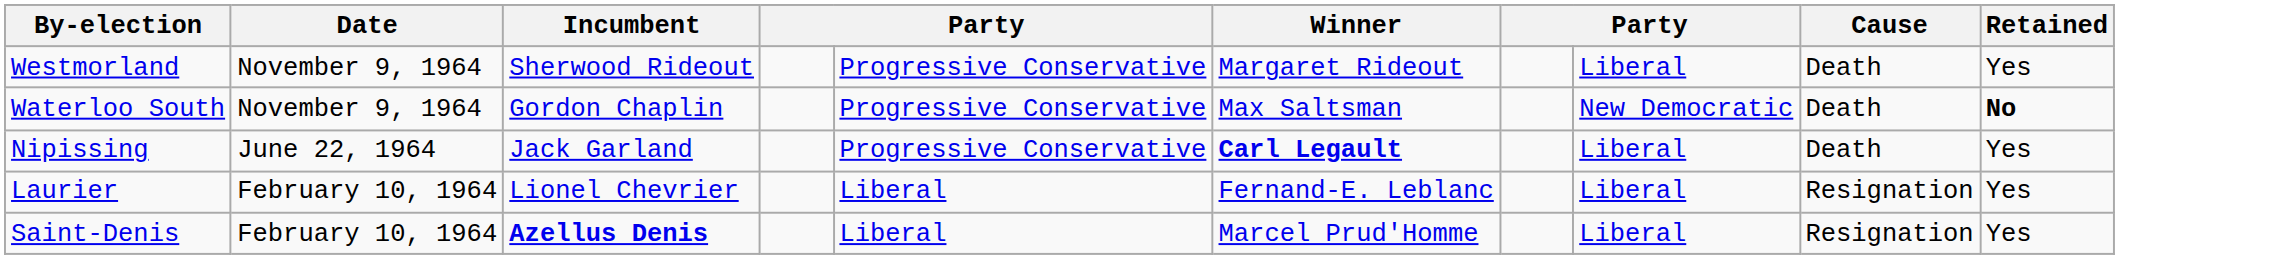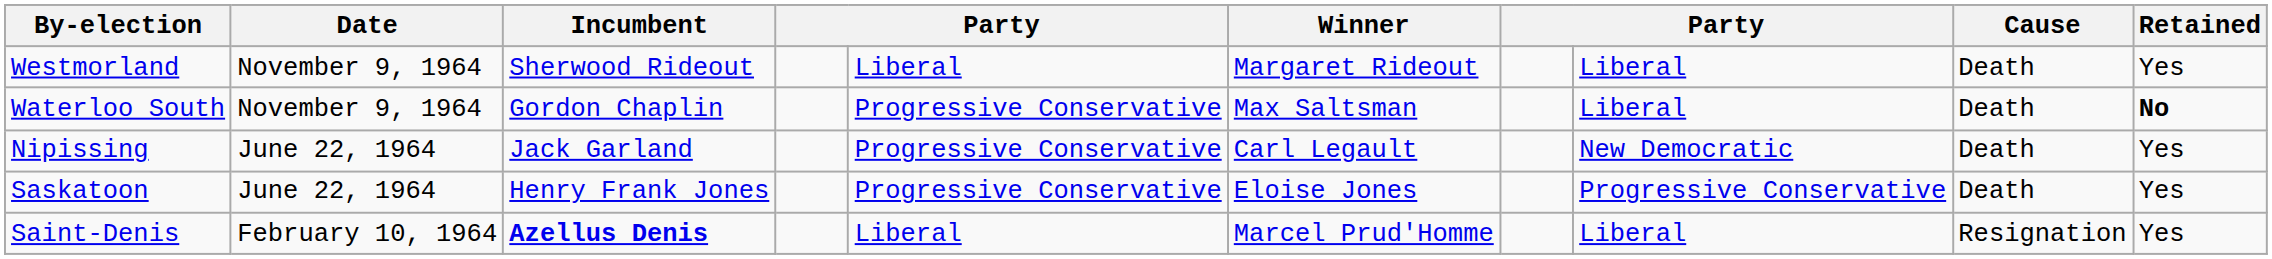(1023, 67) Progressive Conservative -> (908, 67) Liberal
(1686, 109) New Democratic -> (1633, 109) Liberal
(1310, 150) bold -> (1326, 150) normal
(1633, 150) Liberal -> (1686, 150) New Democratic
+ row: (80, 192)
- row: (65, 192)
